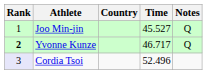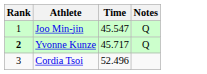- column: (119, 12)
(156, 28) 45.527 -> (115, 28) 45.547
(156, 45) 46.717 -> (115, 45) 45.717
(19, 61) lavender background -> (19, 61) no background
